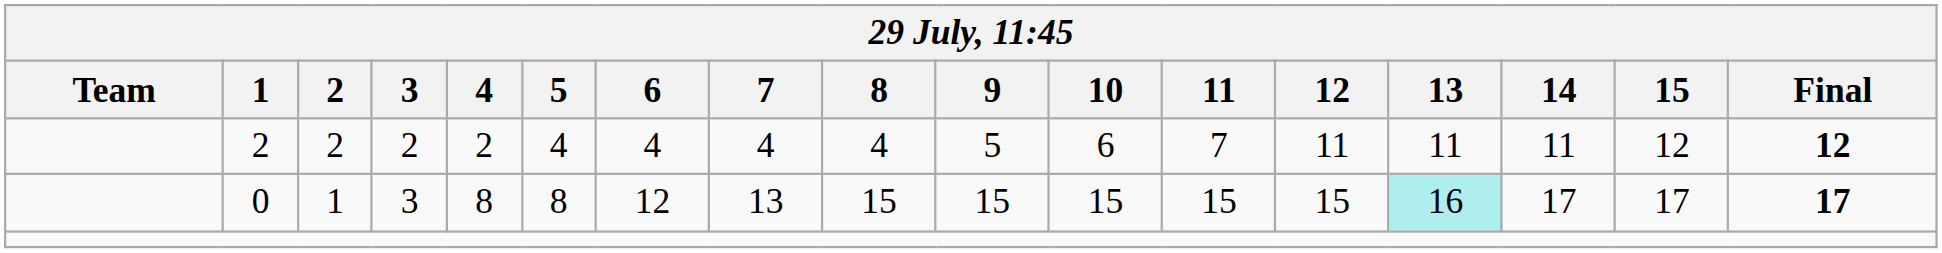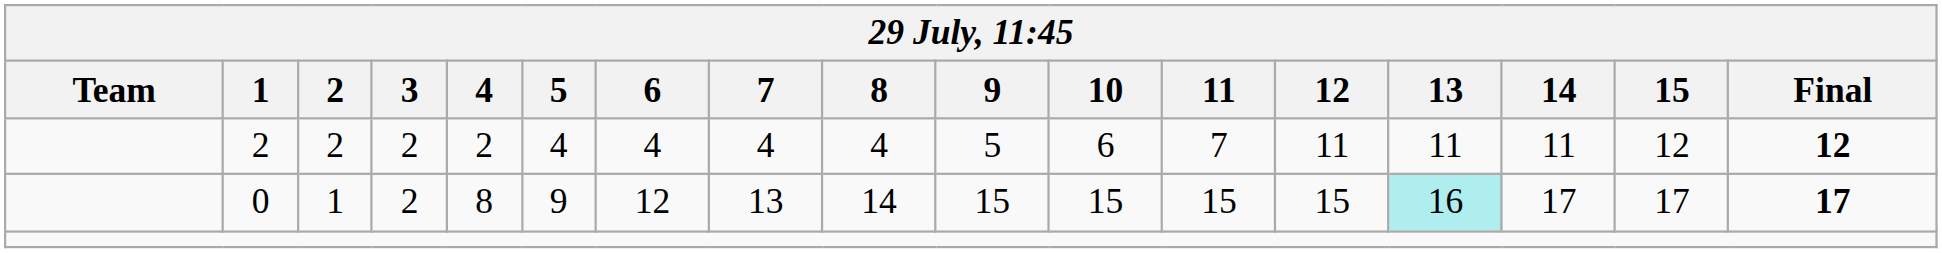(410, 201) 3 -> (410, 201) 2
(559, 201) 8 -> (559, 201) 9
(879, 201) 15 -> (879, 201) 14
